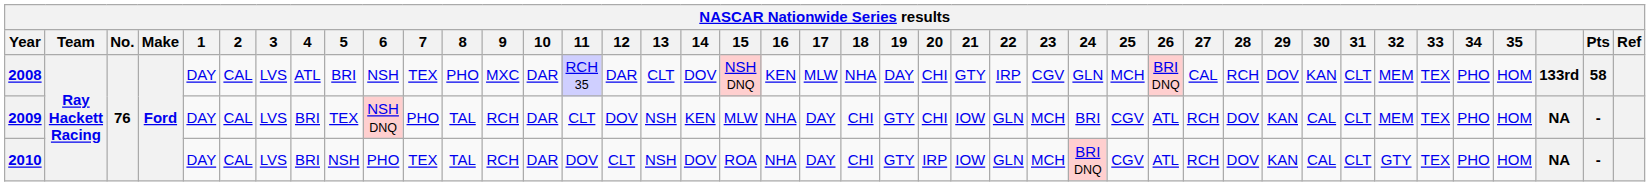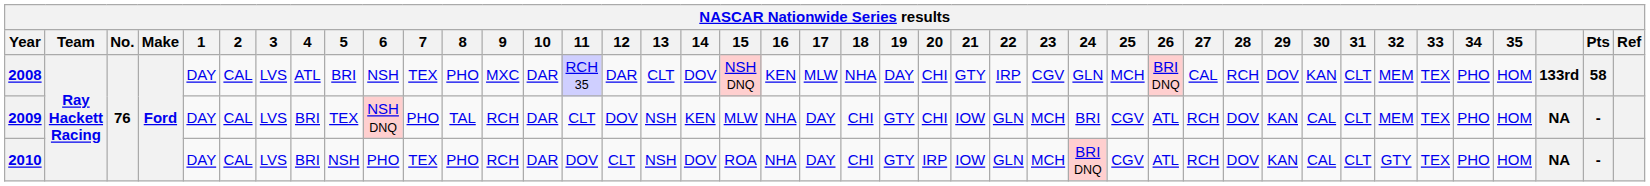(463, 160) TAL -> (463, 160) PHO
